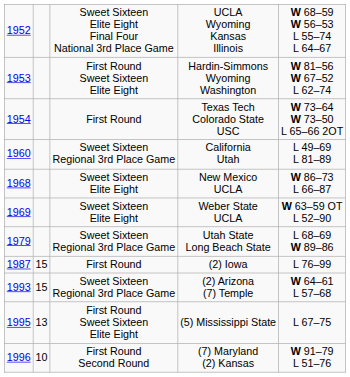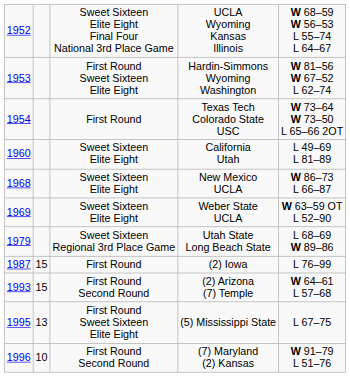(114, 154) Sweet Sixteen Regional 3rd Place Game -> (114, 154) Sweet Sixteen Elite Eight
(114, 287) Sweet Sixteen Regional 3rd Place Game -> (114, 287) First Round Second Round
